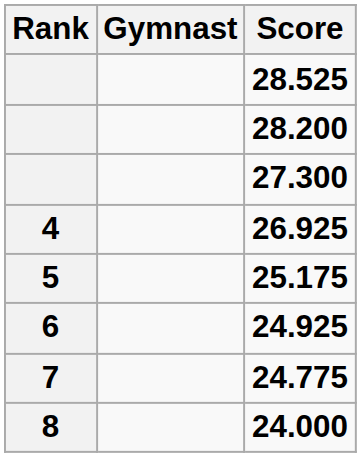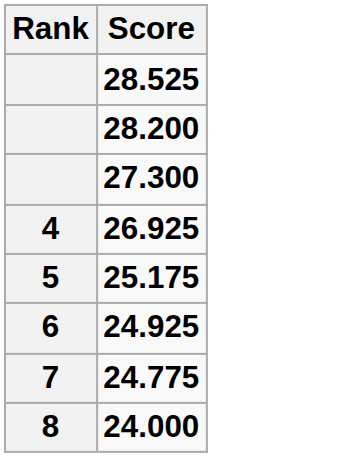- column: (170, 29)
